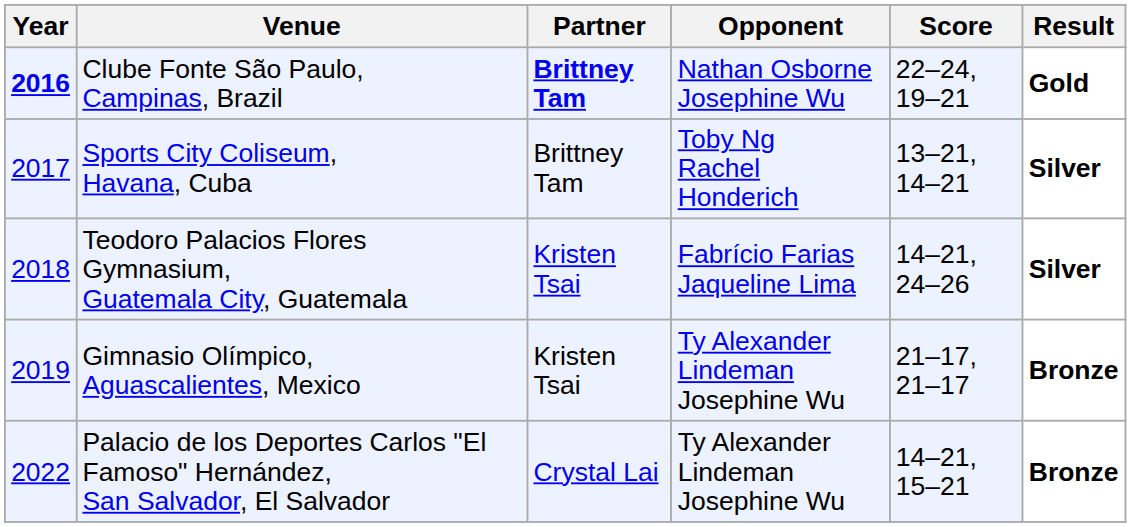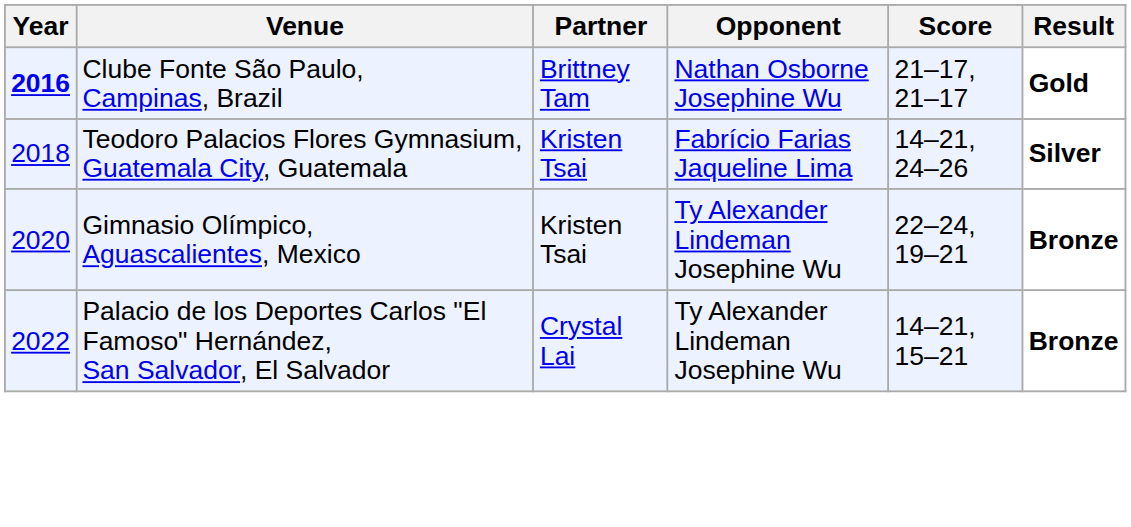(583, 83) bold -> (585, 83) normal
(936, 83) 22–24, 19–21 -> (935, 83) 21–17, 21–17
- row: (210, 169)
(41, 370) 2019 -> (41, 240) 2020
(936, 370) 21–17, 21–17 -> (935, 240) 22–24, 19–21
